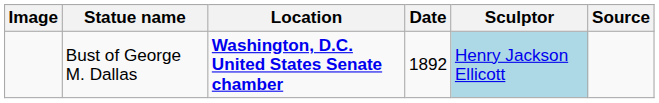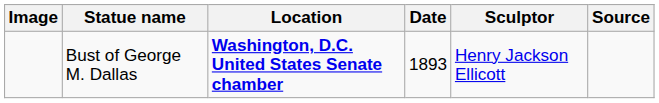(428, 64) 1892 -> (428, 64) 1893
(512, 64) lightblue background -> (512, 64) no background
